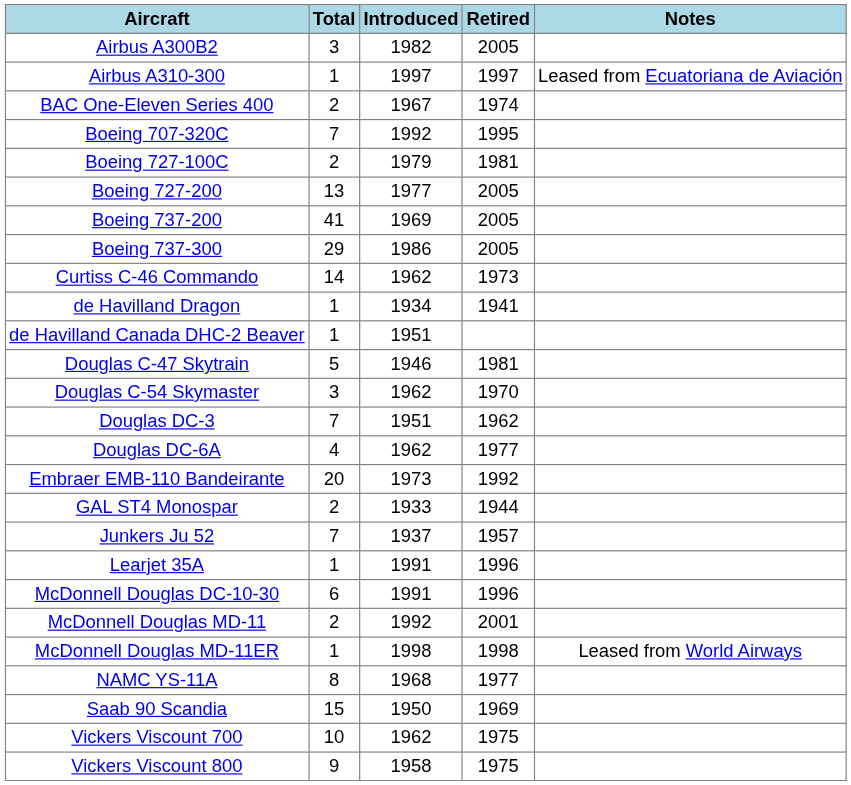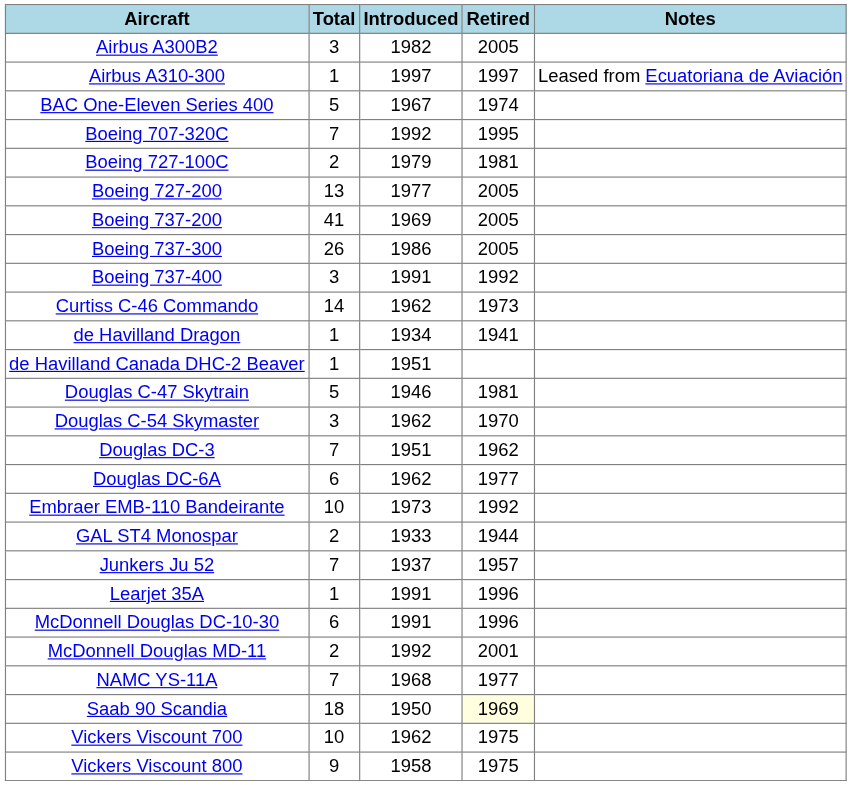(334, 105) 2 -> (334, 105) 5
(334, 248) 29 -> (334, 248) 26
+ row: (157, 277)
(334, 450) 4 -> (334, 478) 6
(334, 478) 20 -> (334, 507) 10
- row: (157, 651)
(334, 680) 8 -> (334, 680) 7
(334, 708) 15 -> (334, 708) 18
(498, 708) no background -> (498, 708) lightyellow background
